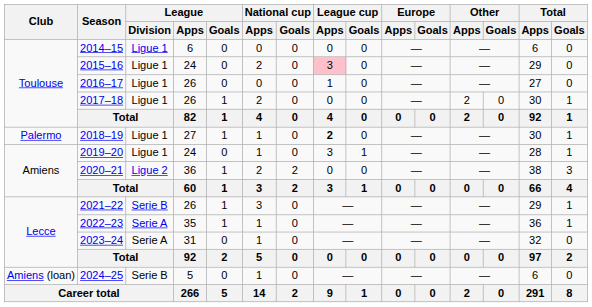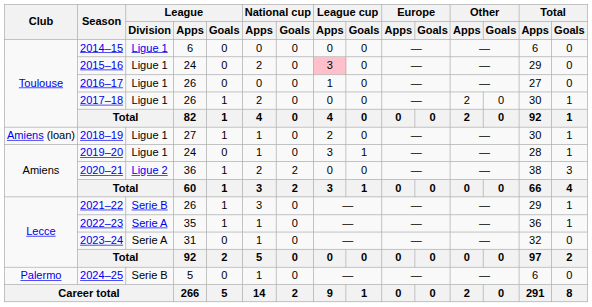(41, 135) Palermo -> (41, 135) Amiens (loan)
(330, 135) bold -> (330, 135) normal
(41, 275) Amiens (loan) -> (41, 275) Palermo
